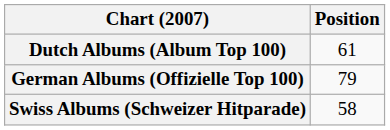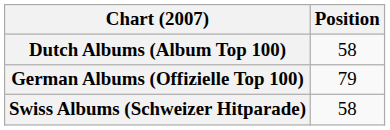(347, 49) 61 -> (347, 49) 58
